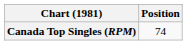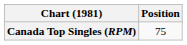(161, 31) 74 -> (161, 31) 75
